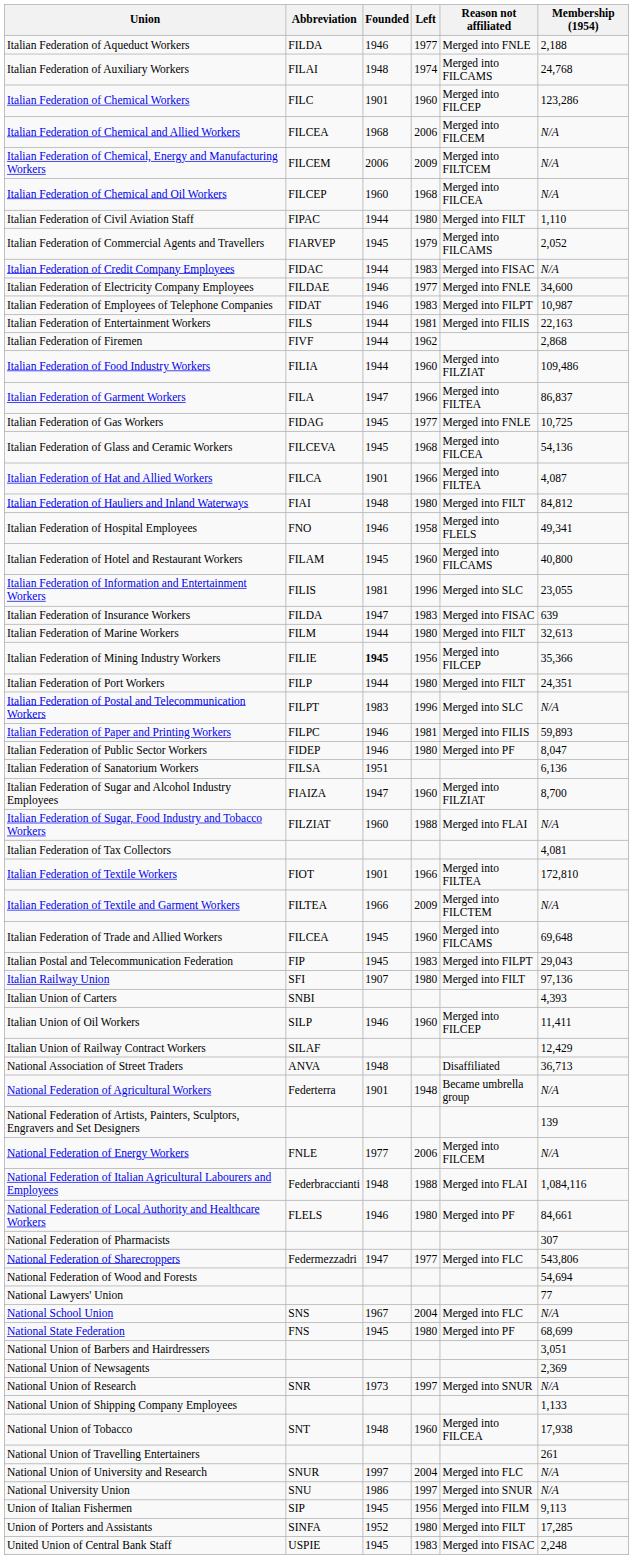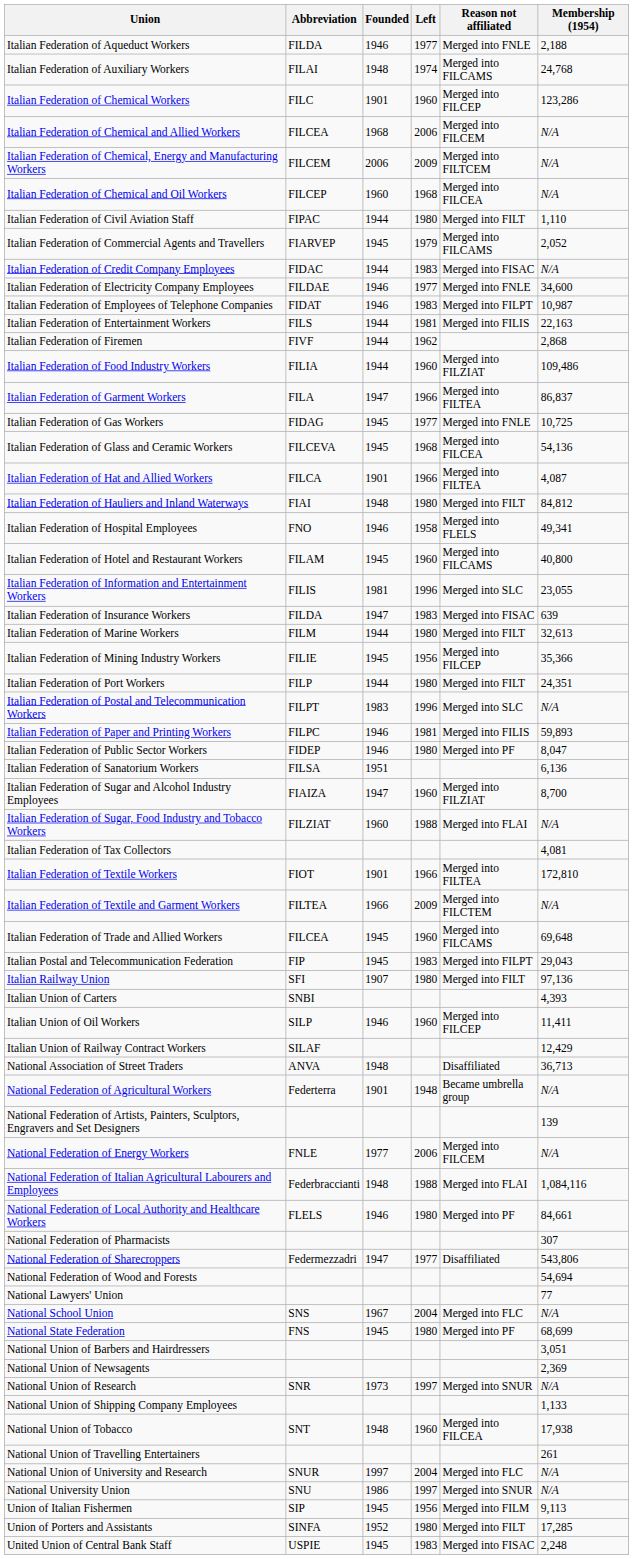(377, 658) bold -> (377, 658) normal
(483, 1258) Merged into FLC -> (471, 1258) Disaffiliated
